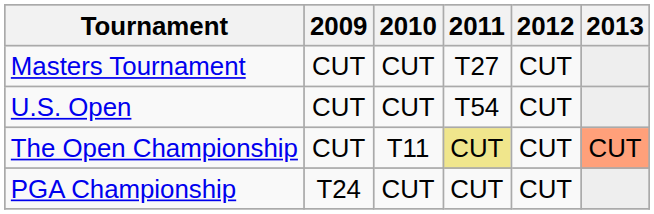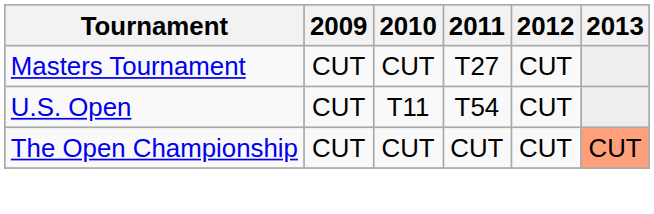(408, 107) CUT -> (408, 107) T11
(408, 148) T11 -> (408, 148) CUT
(477, 148) khaki background -> (477, 148) no background
- row: (124, 189)
